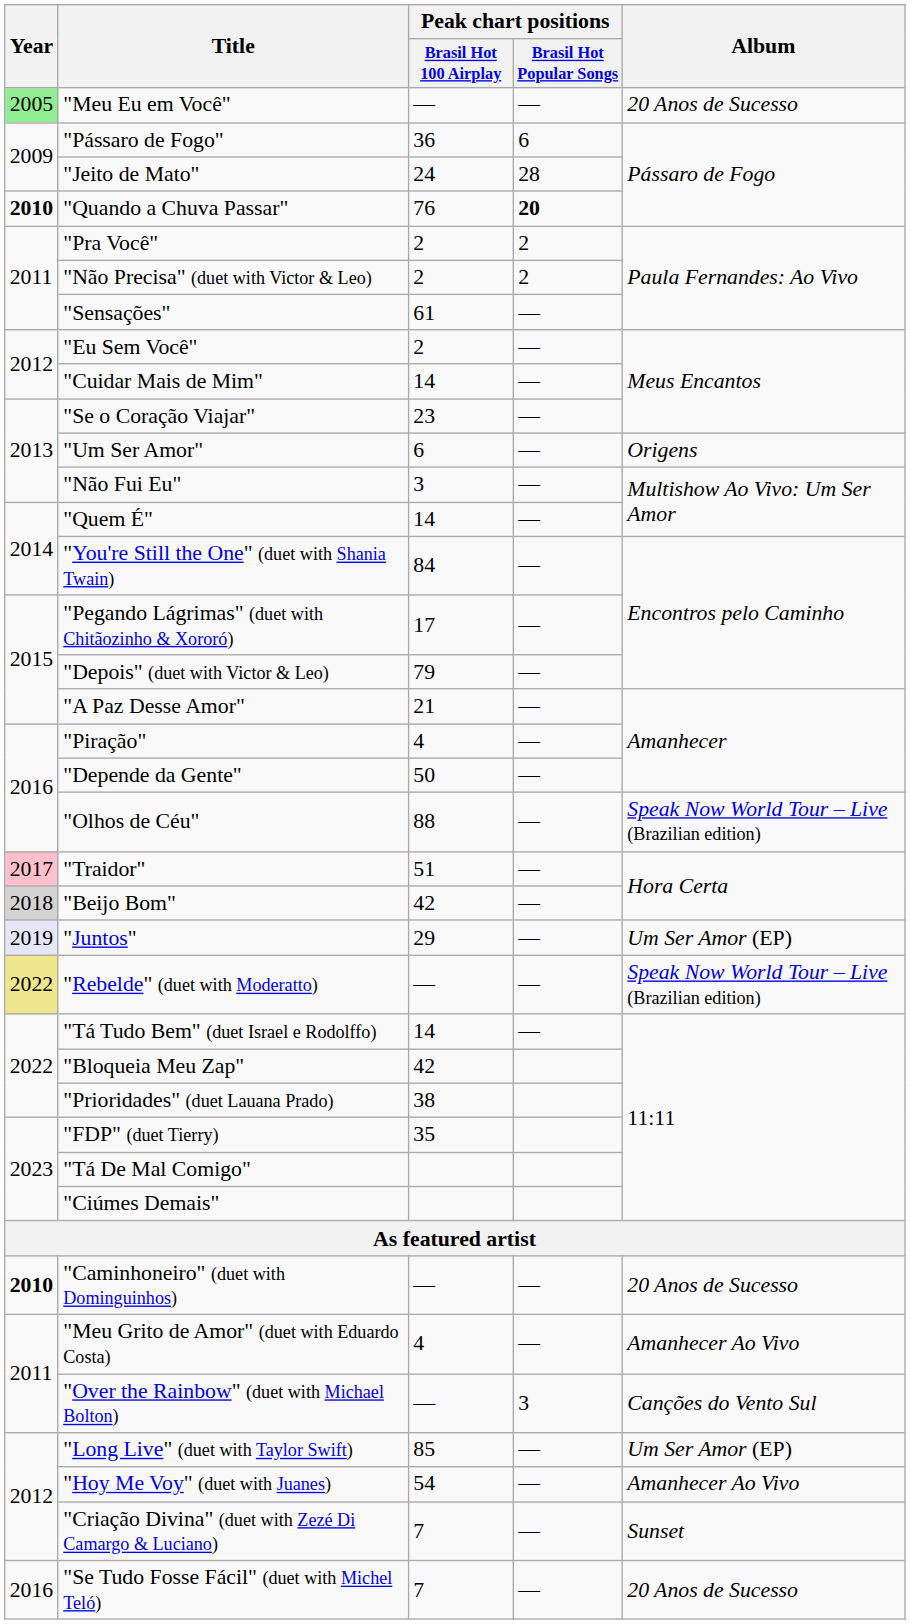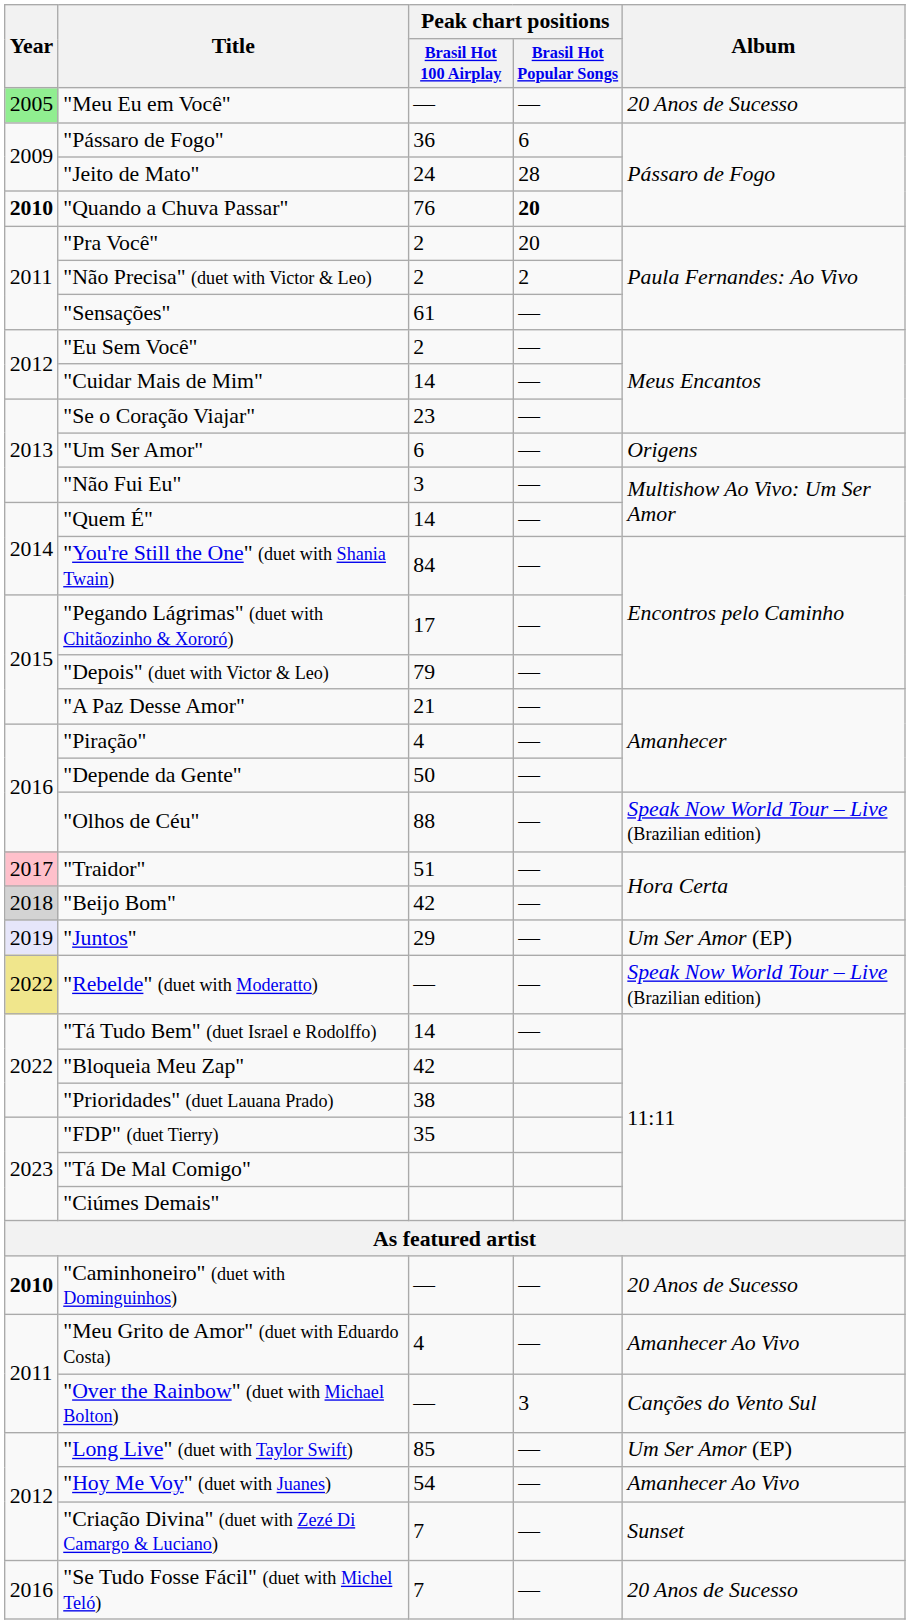(524, 242) 2 -> (529, 242) 20
